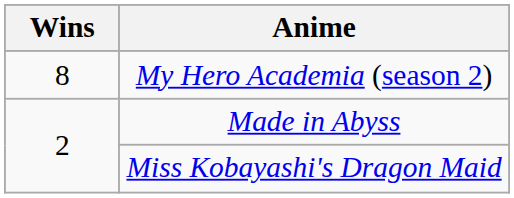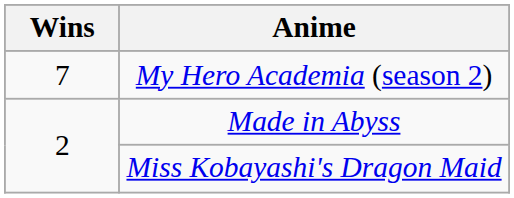(62, 74) 8 -> (62, 74) 7
